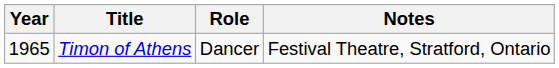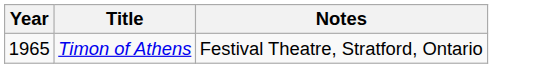- column: (229, 19)
